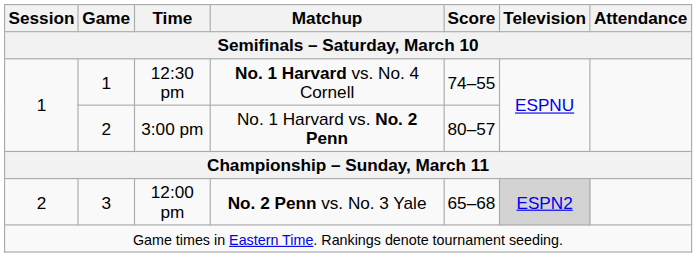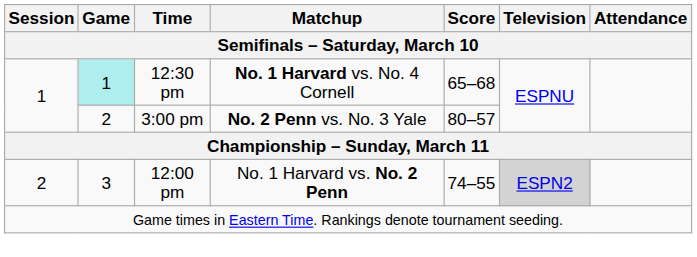(106, 82) no background -> (106, 82) paleturquoise background
(471, 82) 74–55 -> (471, 82) 65–68
(327, 129) No. 1 Harvard vs. No. 2 Penn -> (327, 119) No. 2 Penn vs. No. 3 Yale
(327, 202) No. 2 Penn vs. No. 3 Yale -> (327, 183) No. 1 Harvard vs. No. 2 Penn
(471, 202) 65–68 -> (471, 183) 74–55
